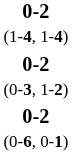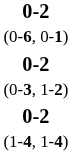rows swapped: (36, 128) <-> (36, 23)
